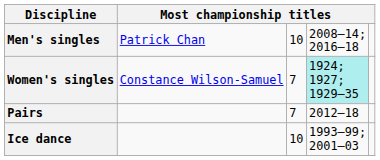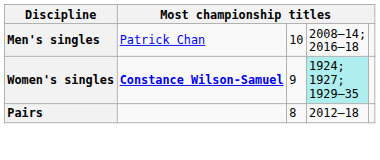(202, 80) normal -> (202, 80) bold
(293, 80) 7 -> (293, 80) 9
(293, 113) 7 -> (293, 113) 8
- row: (39, 139)
